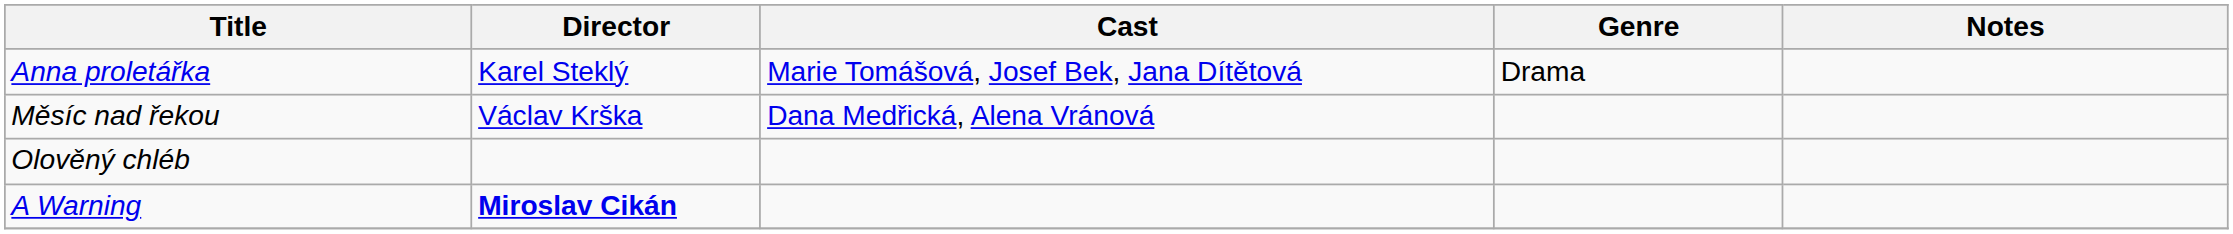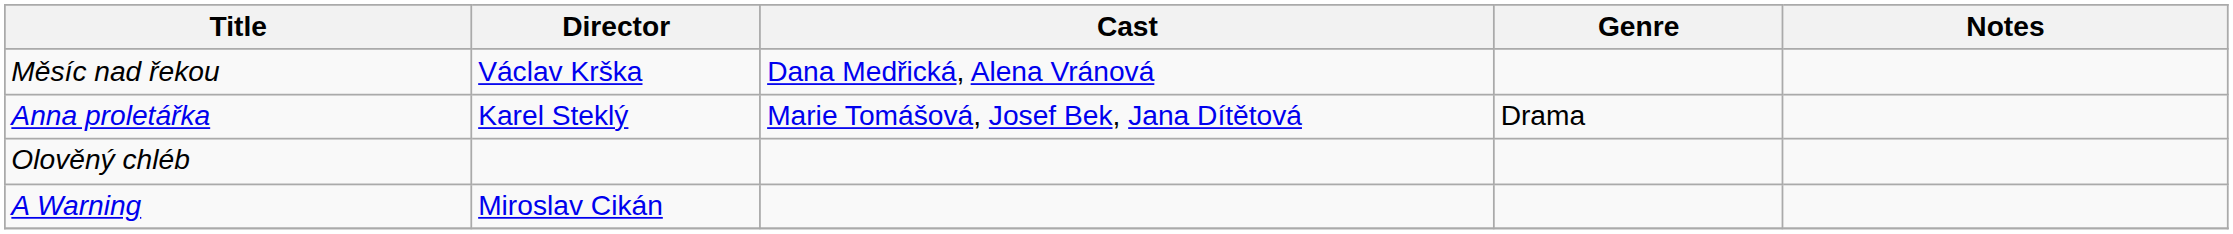rows swapped: (111, 71) <-> (115, 116)
(578, 205) bold -> (570, 205) normal
